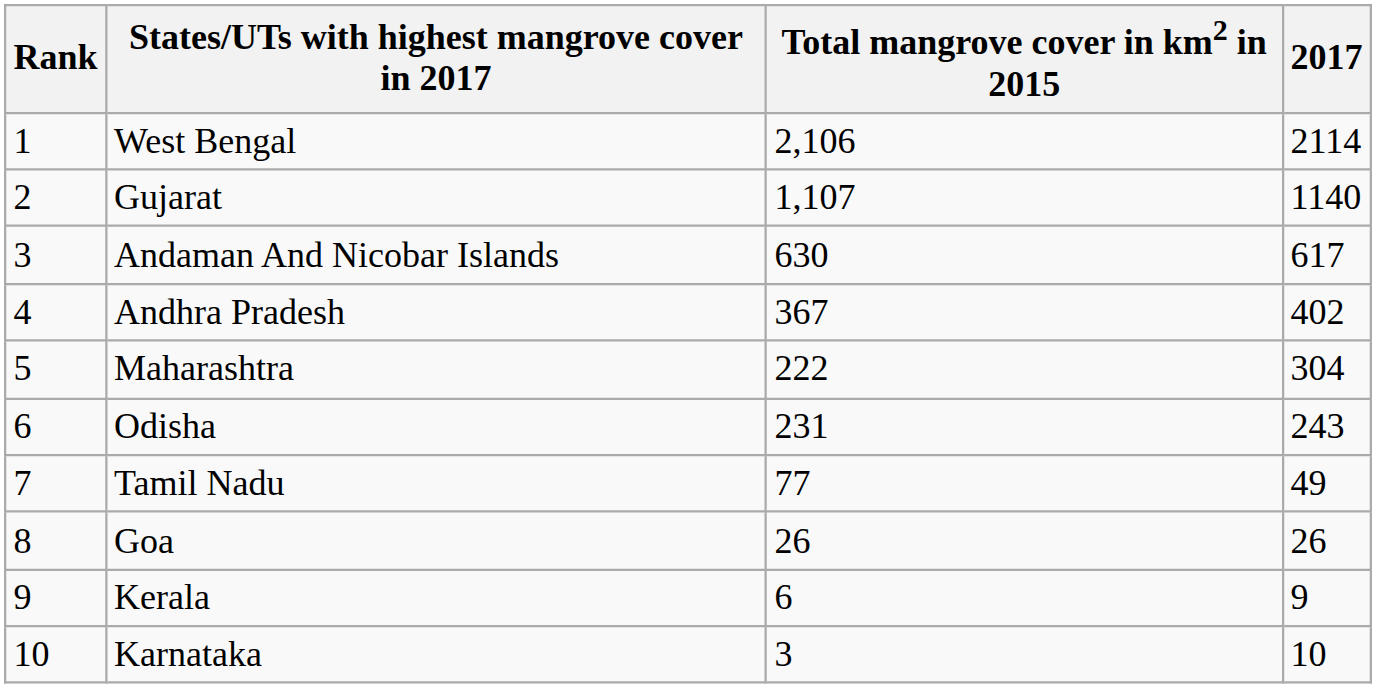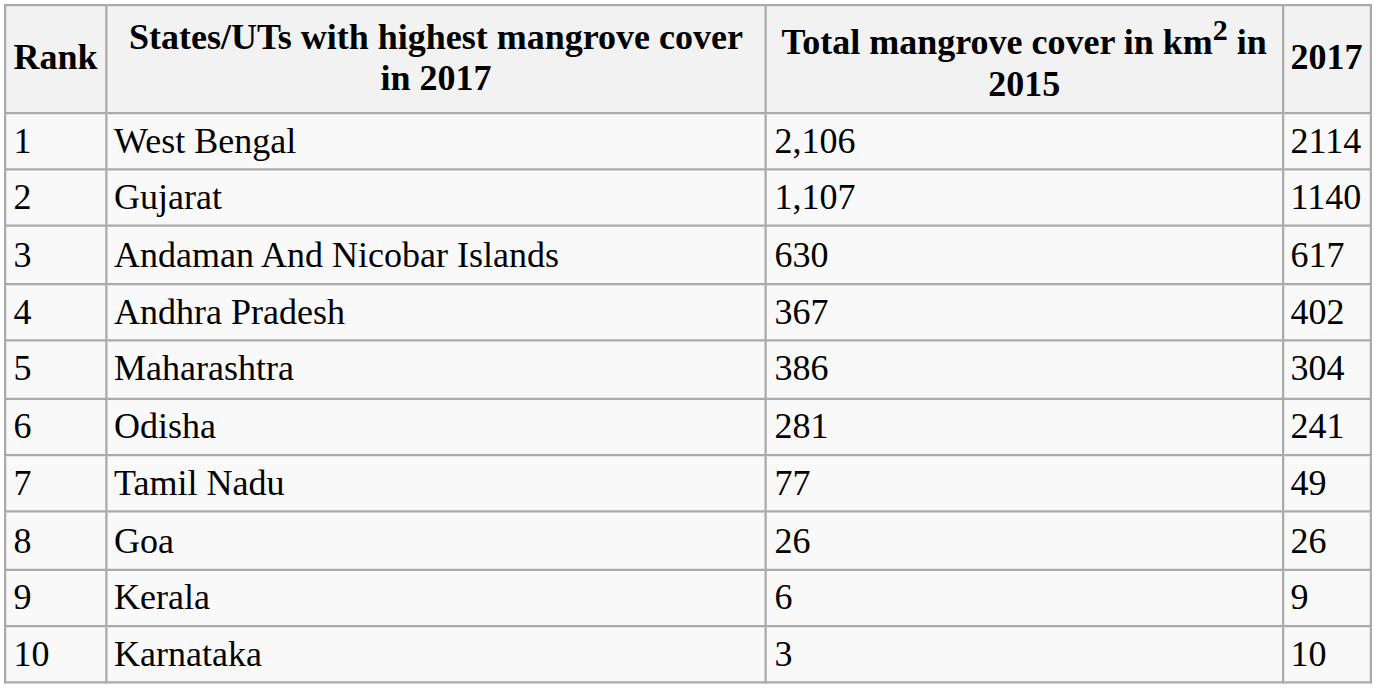(801, 368) 222 -> (801, 368) 386
(801, 425) 231 -> (801, 425) 281
(1318, 425) 243 -> (1318, 425) 241
